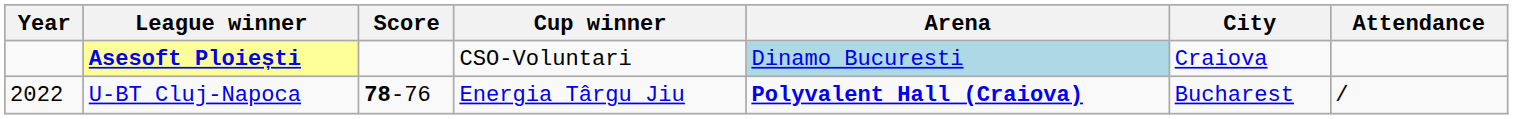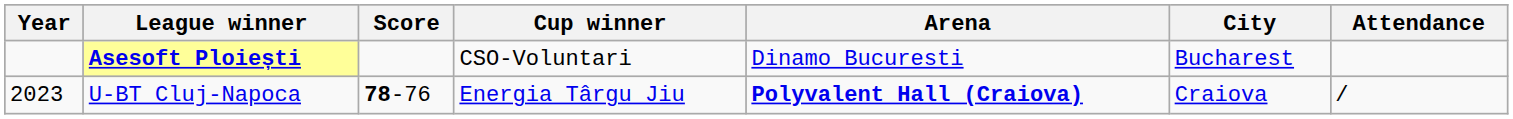(857, 59) lightblue background -> (857, 59) no background
(1221, 59) Craiova -> (1234, 59) Bucharest
(37, 95) 2022 -> (37, 95) 2023
(1234, 95) Bucharest -> (1221, 95) Craiova
